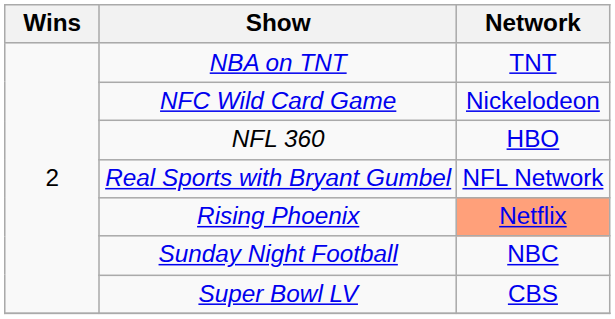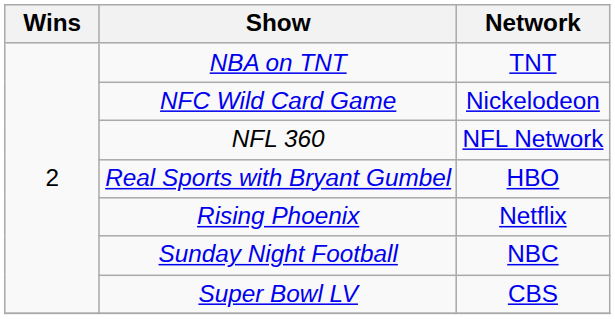(533, 139) HBO -> (533, 139) NFL Network
(533, 178) NFL Network -> (533, 178) HBO
(533, 216) lightsalmon background -> (533, 216) no background
